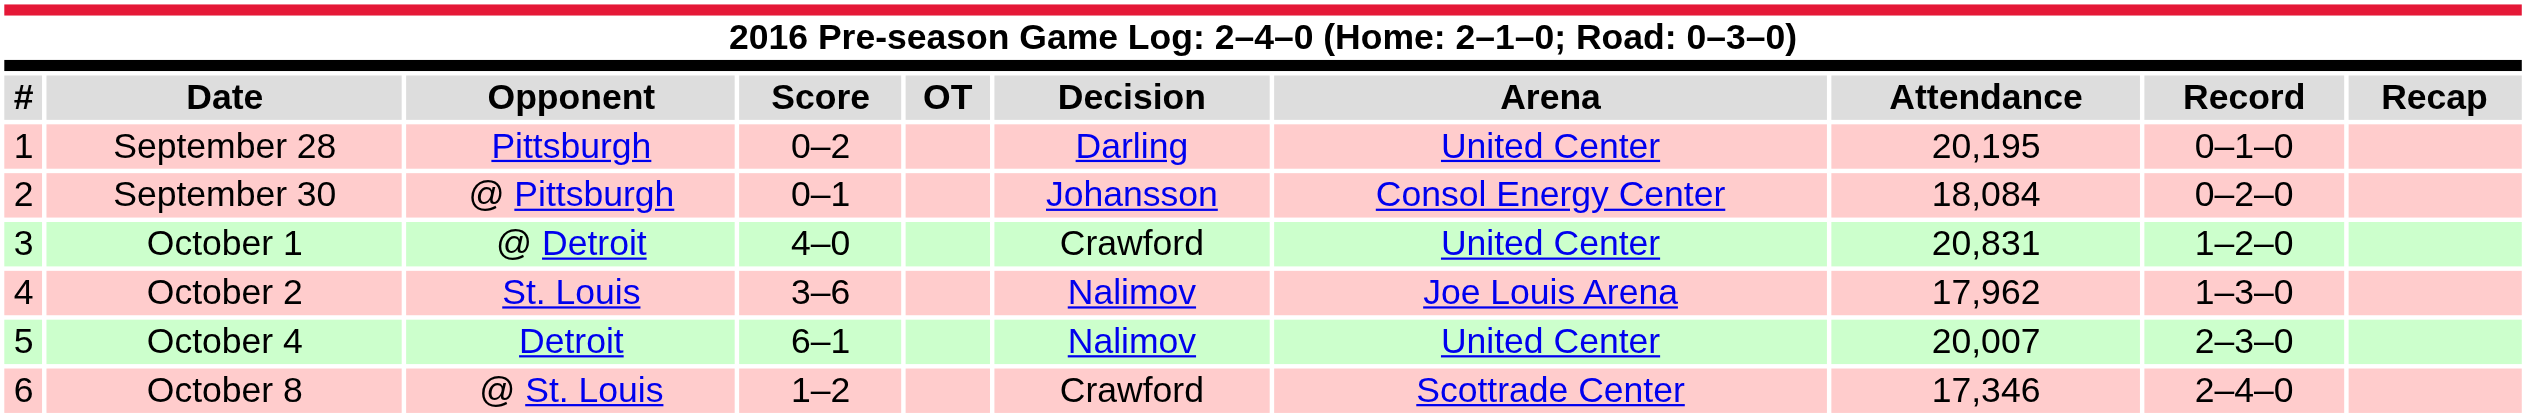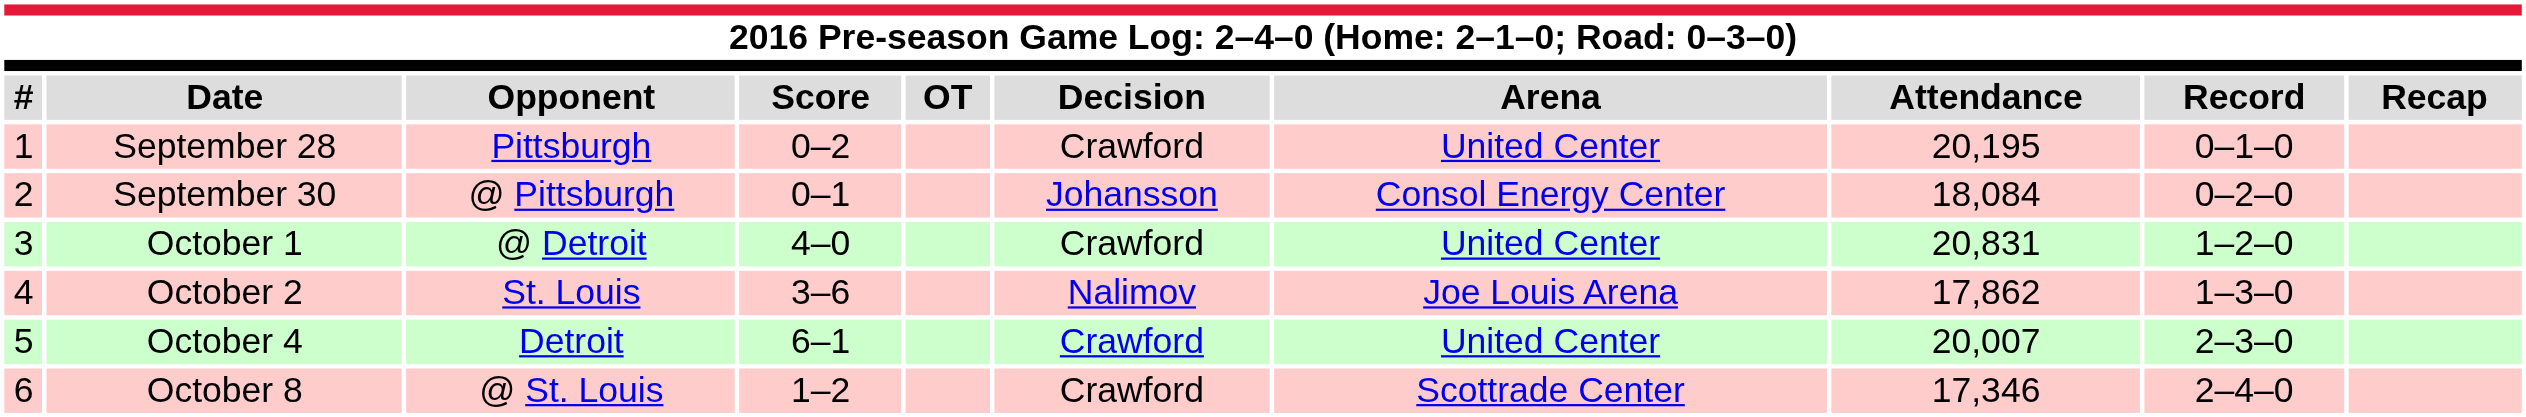(1132, 145) Darling -> (1132, 145) Crawford
(1986, 292) 17,962 -> (1986, 292) 17,862
(1132, 341) Nalimov -> (1132, 341) Crawford
